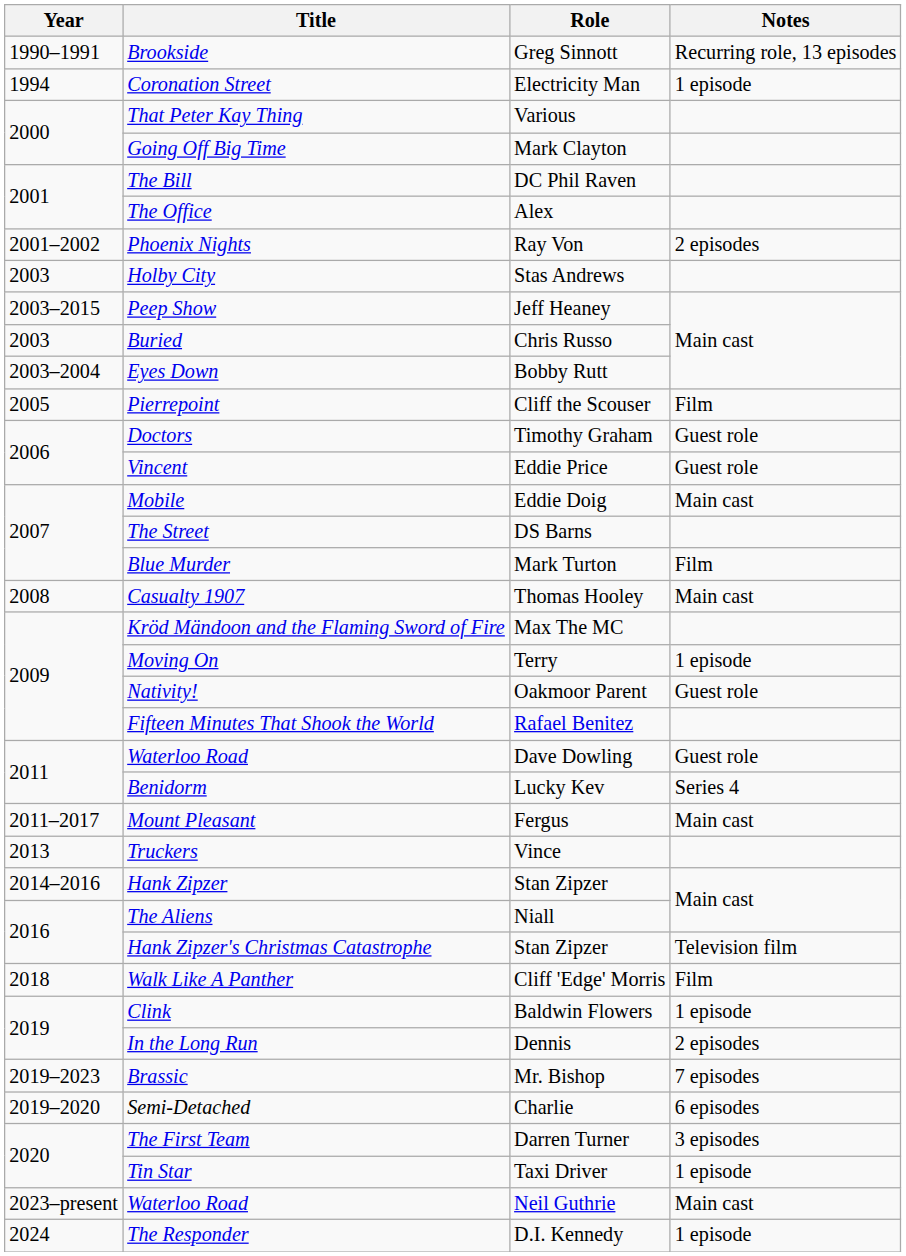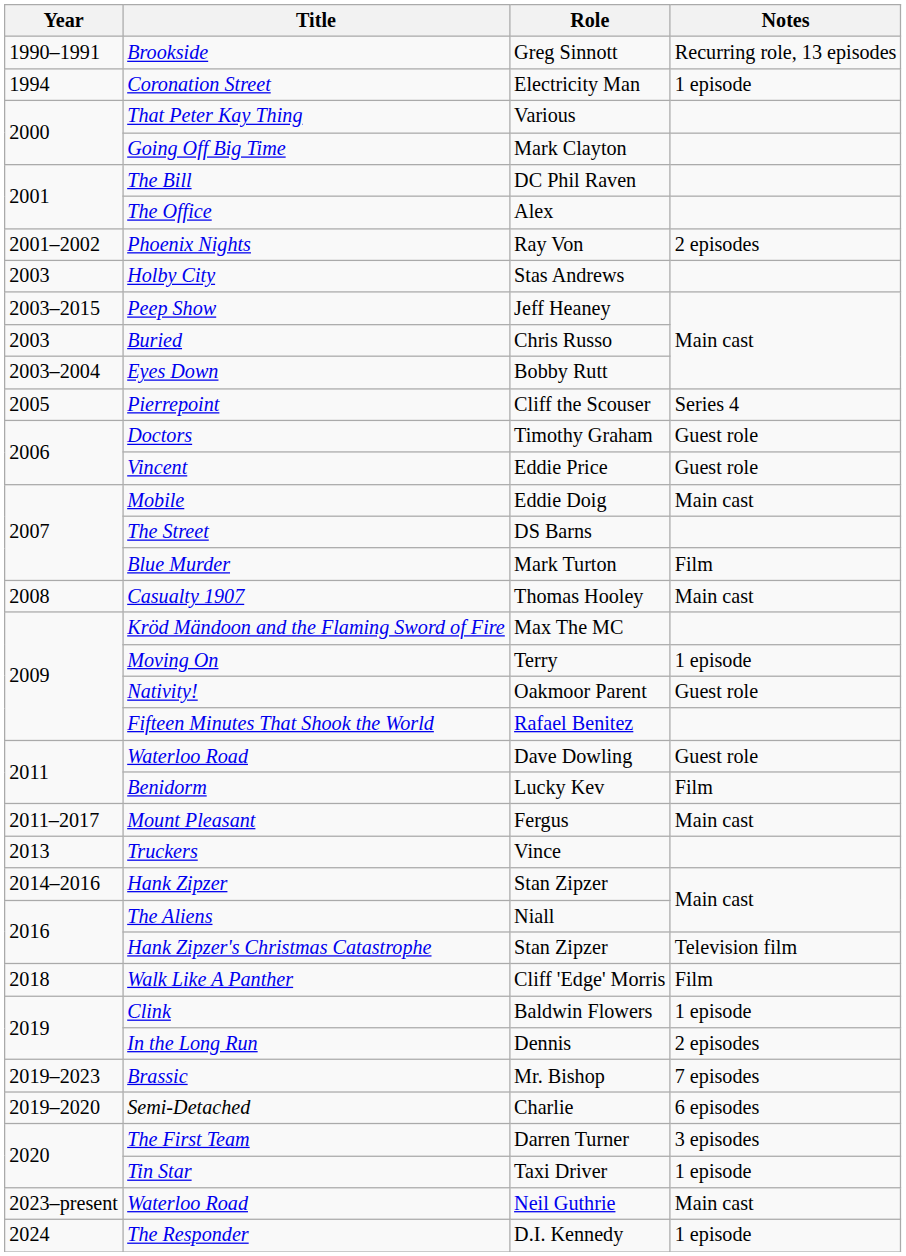(694, 404) Film -> (707, 404) Series 4
(707, 787) Series 4 -> (694, 787) Film
